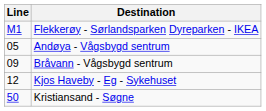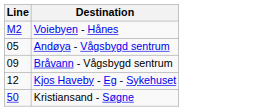- row: (146, 30)
+ row: (76, 30)
